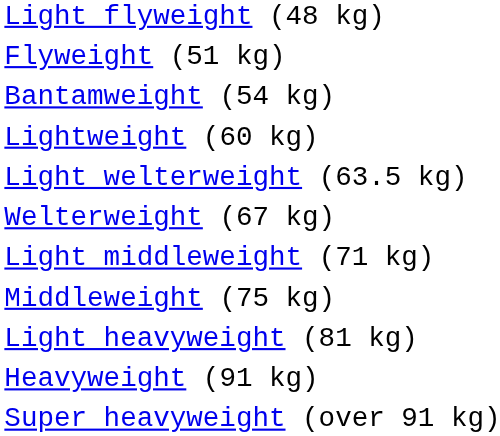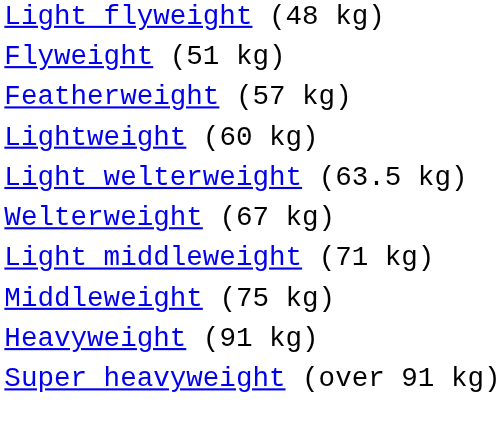- row: (170, 97)
+ row: (178, 97)
- row: (211, 338)
